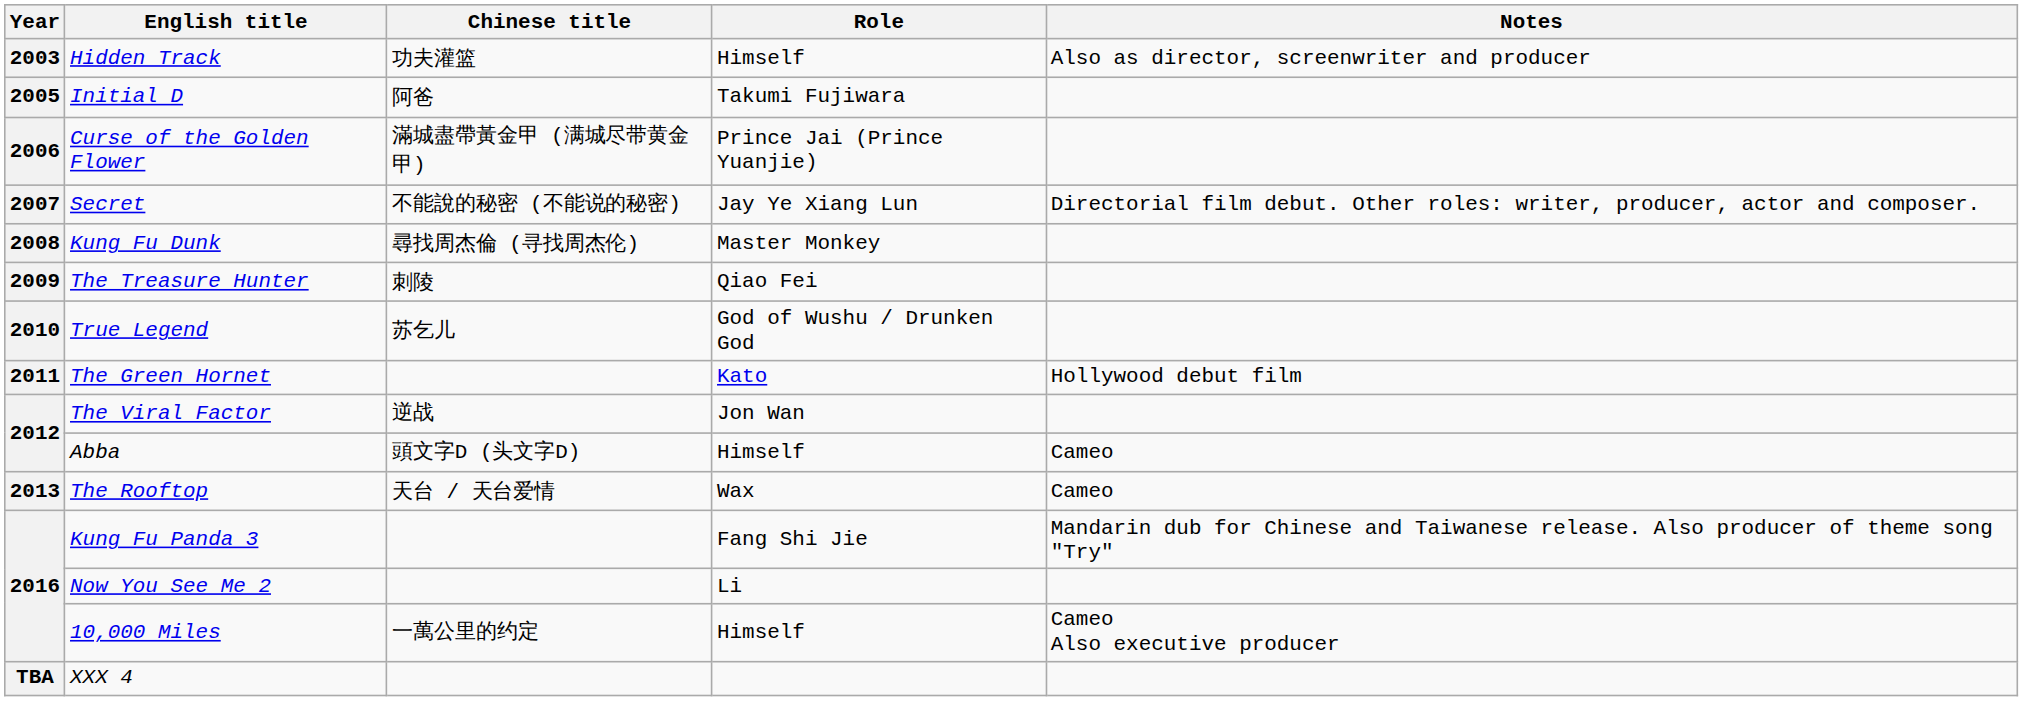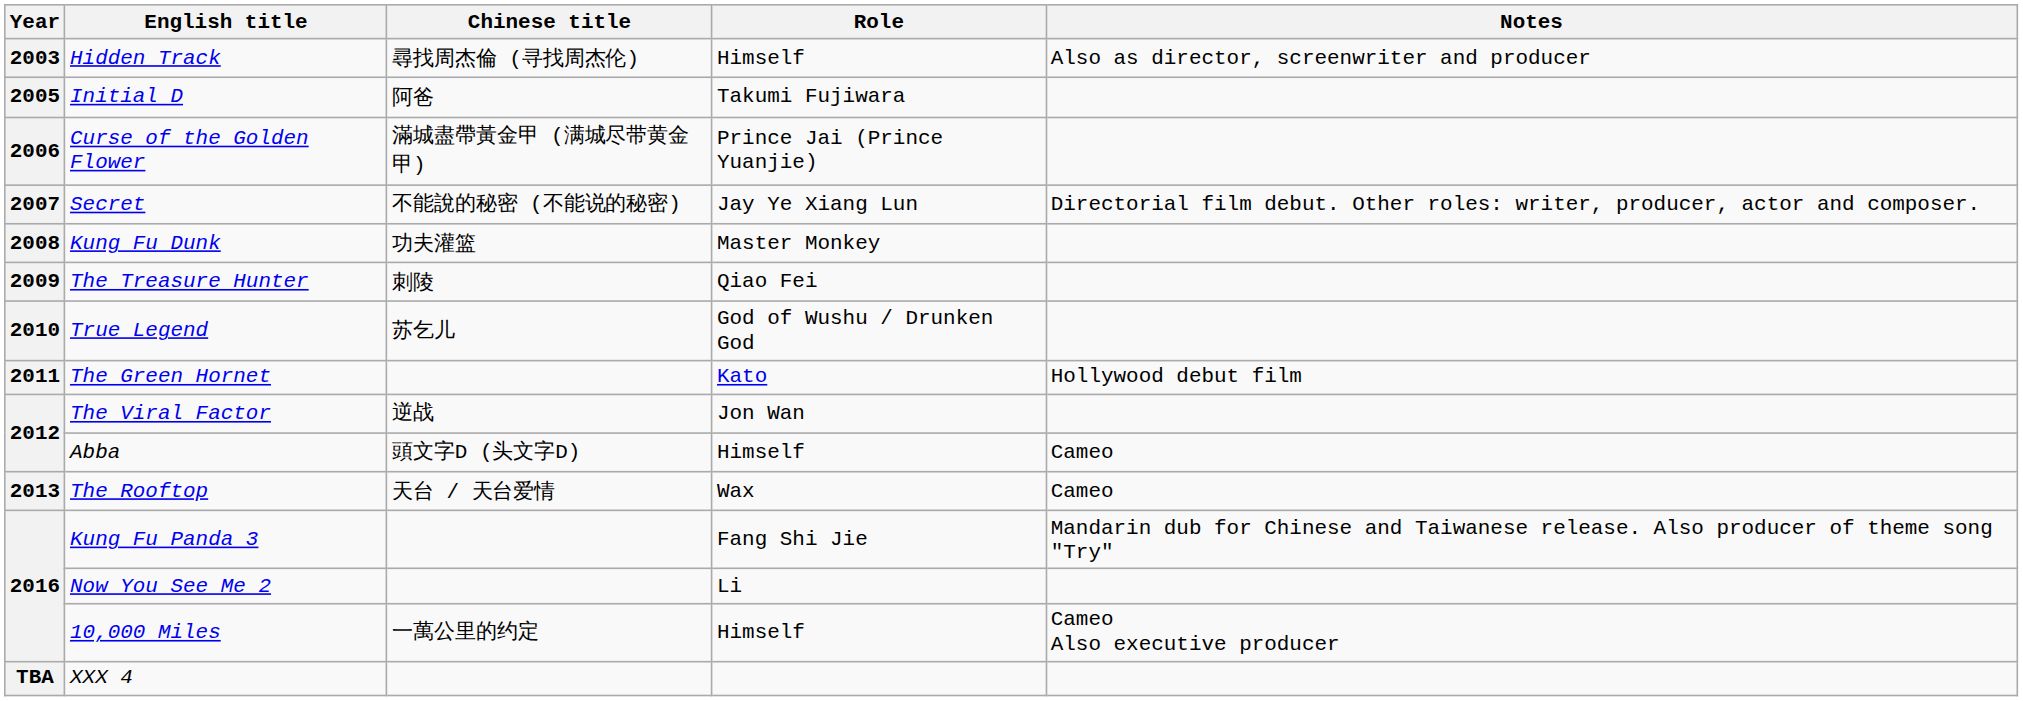(434, 59) 功夫灌篮 -> (515, 59) 尋找周杰倫 (寻找周杰伦)
(515, 244) 尋找周杰倫 (寻找周杰伦) -> (434, 244) 功夫灌篮
